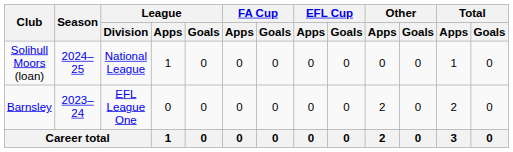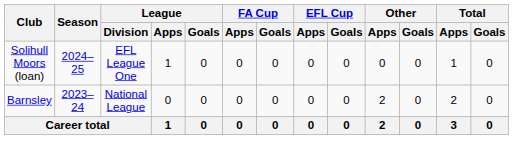(126, 63) National League -> (126, 63) EFL League One
(126, 107) EFL League One -> (126, 100) National League
